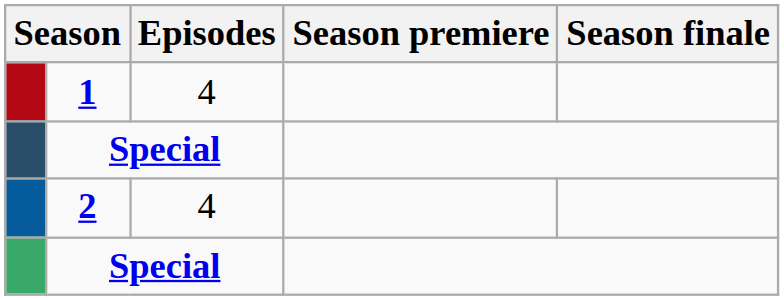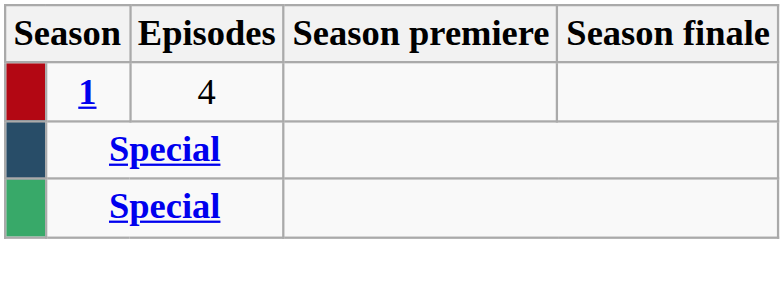- row: (87, 206)
